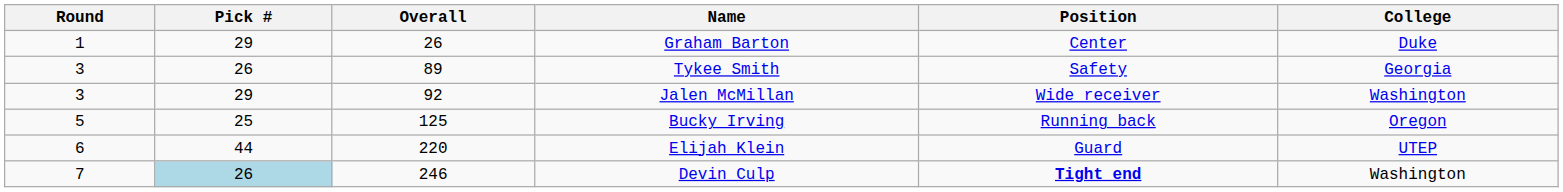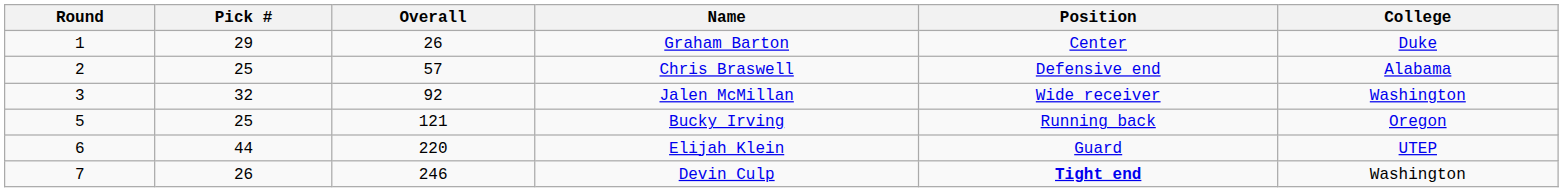+ row: (727, 70)
- row: (727, 70)
(244, 96) 29 -> (244, 96) 32
(433, 122) 125 -> (433, 122) 121
(244, 174) lightblue background -> (244, 174) no background
